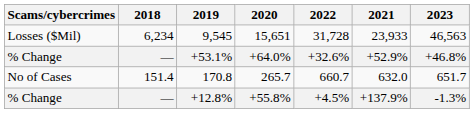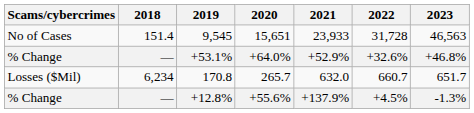columns swapped: (381, 14) <-> (323, 14)
(44, 35) Losses ($Mil) -> (40, 35) No of Cases
(159, 35) 6,234 -> (159, 35) 151.4
(40, 77) No of Cases -> (44, 77) Losses ($Mil)
(159, 77) 151.4 -> (159, 77) 6,234
(270, 98) +55.8% -> (270, 98) +55.6%
